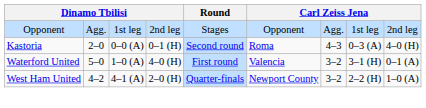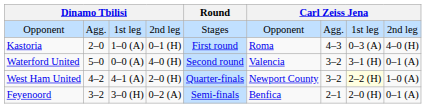(127, 45) 0–0 (A) -> (127, 45) 1–0 (A)
(215, 45) Second round -> (215, 45) First round
(127, 62) 1–0 (A) -> (127, 62) 0–0 (A)
(215, 62) First round -> (215, 62) Second round
(365, 78) no background -> (365, 78) lightyellow background
+ row: (29, 95)
